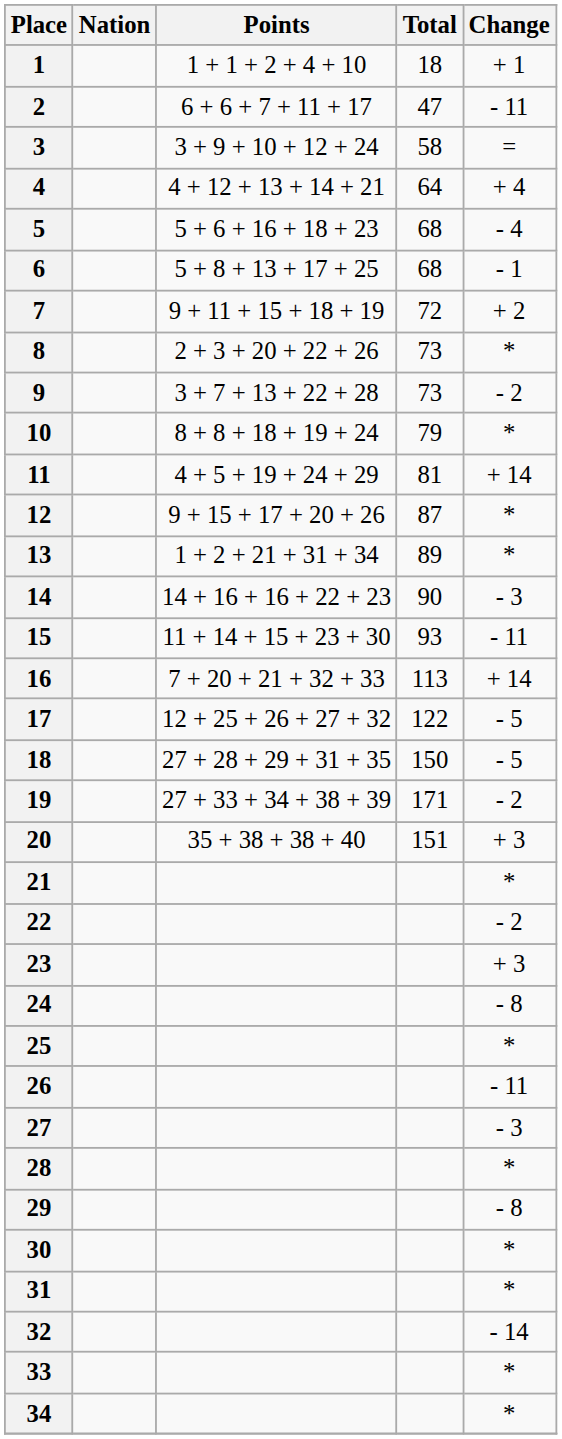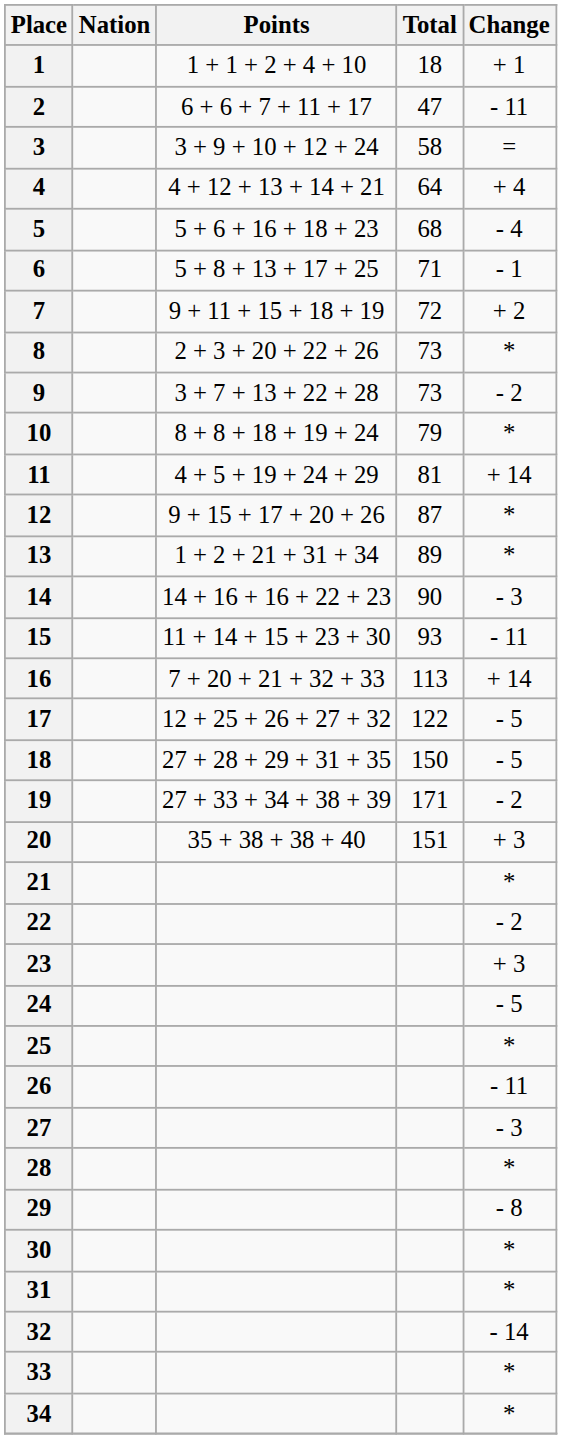(430, 269) 68 -> (430, 269) 71
(509, 1004) - 8 -> (509, 1004) - 5
